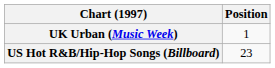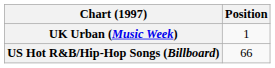(246, 53) 23 -> (246, 53) 66
